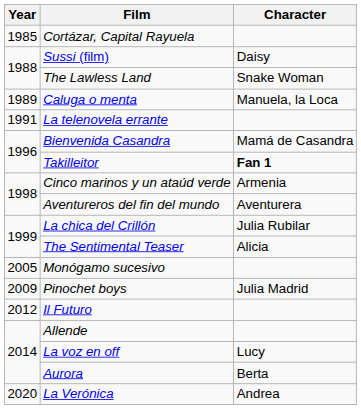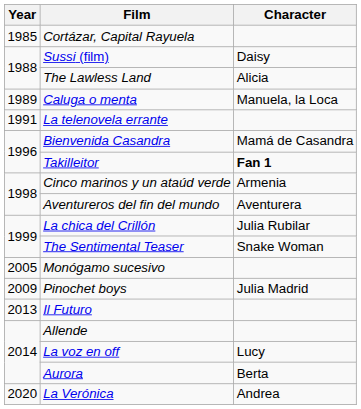(280, 78) Snake Woman -> (253, 78) Alicia
(253, 246) Alicia -> (280, 246) Snake Woman
(22, 309) 2012 -> (22, 309) 2013
